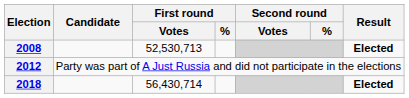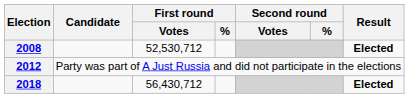(174, 48) 52,530,713 -> (174, 48) 52,530,712
(174, 84) 56,430,714 -> (174, 84) 56,430,712
